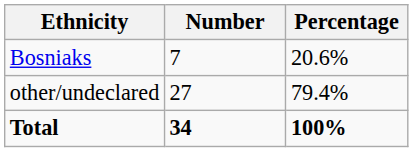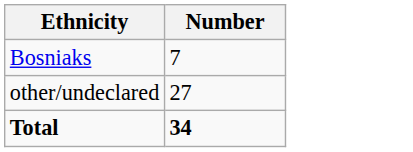- column: (347, 22)
